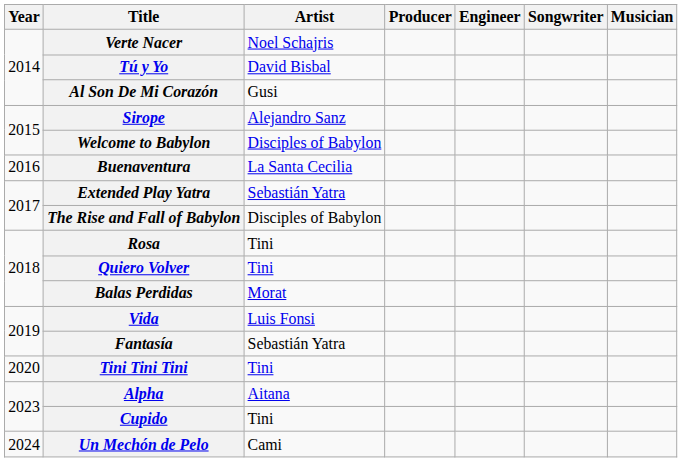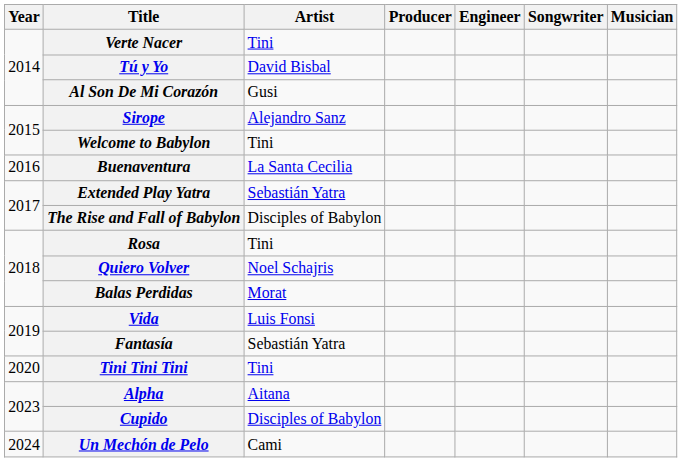(290, 42) Noel Schajris -> (261, 42) Tini
(314, 142) Disciples of Babylon -> (261, 142) Tini
(261, 268) Tini -> (290, 268) Noel Schajris
(261, 419) Tini -> (314, 419) Disciples of Babylon
